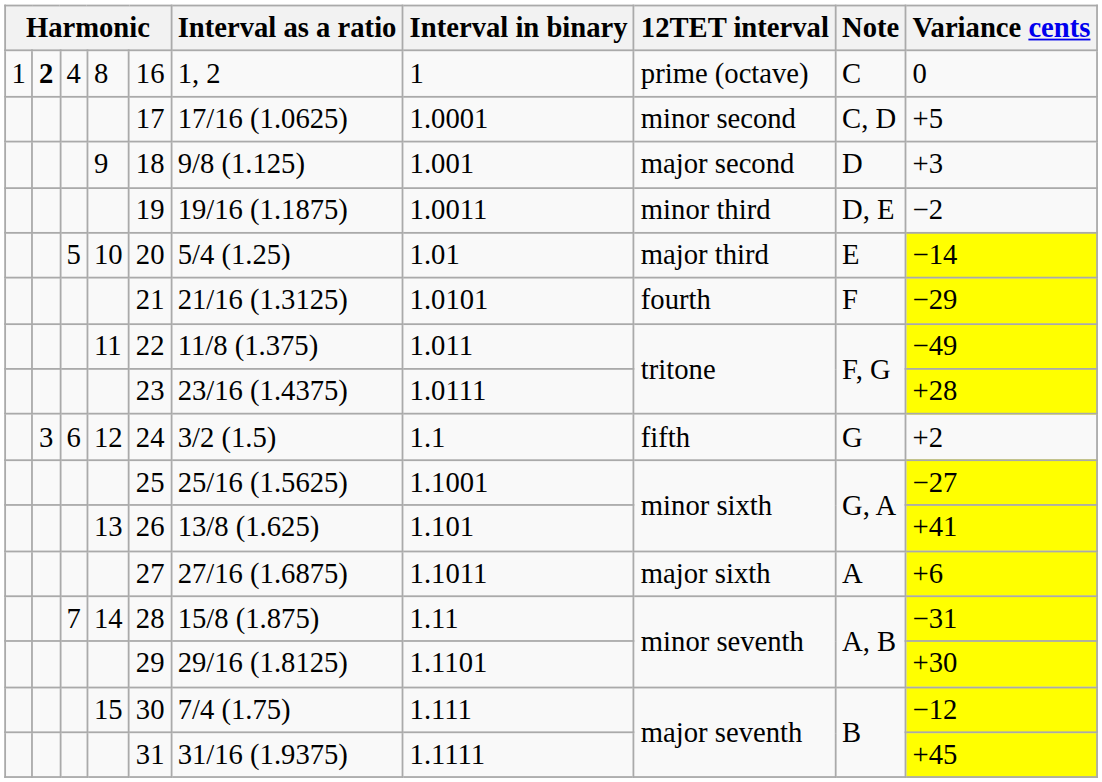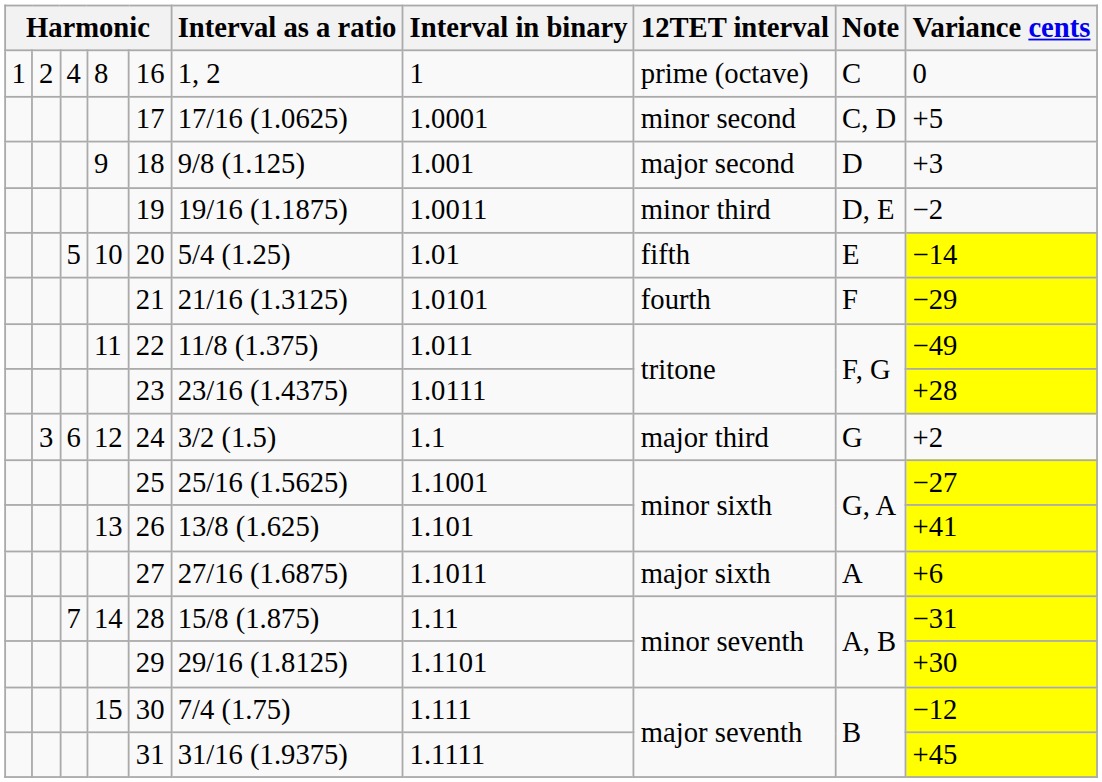(46, 73) bold -> (46, 73) normal
(705, 254) major third -> (665, 254) fifth
(665, 436) fifth -> (705, 436) major third
